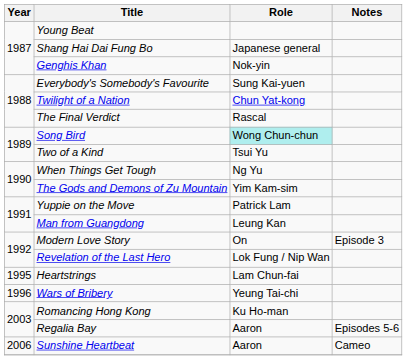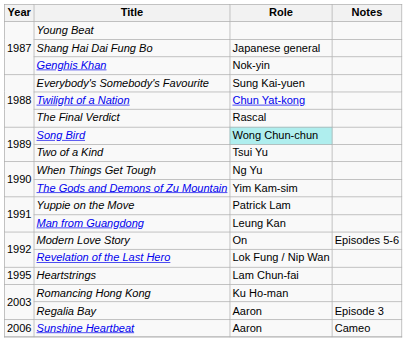(359, 240) Episode 3 -> (367, 240) Episodes 5-6
- row: (74, 293)
(367, 328) Episodes 5-6 -> (359, 310) Episode 3
